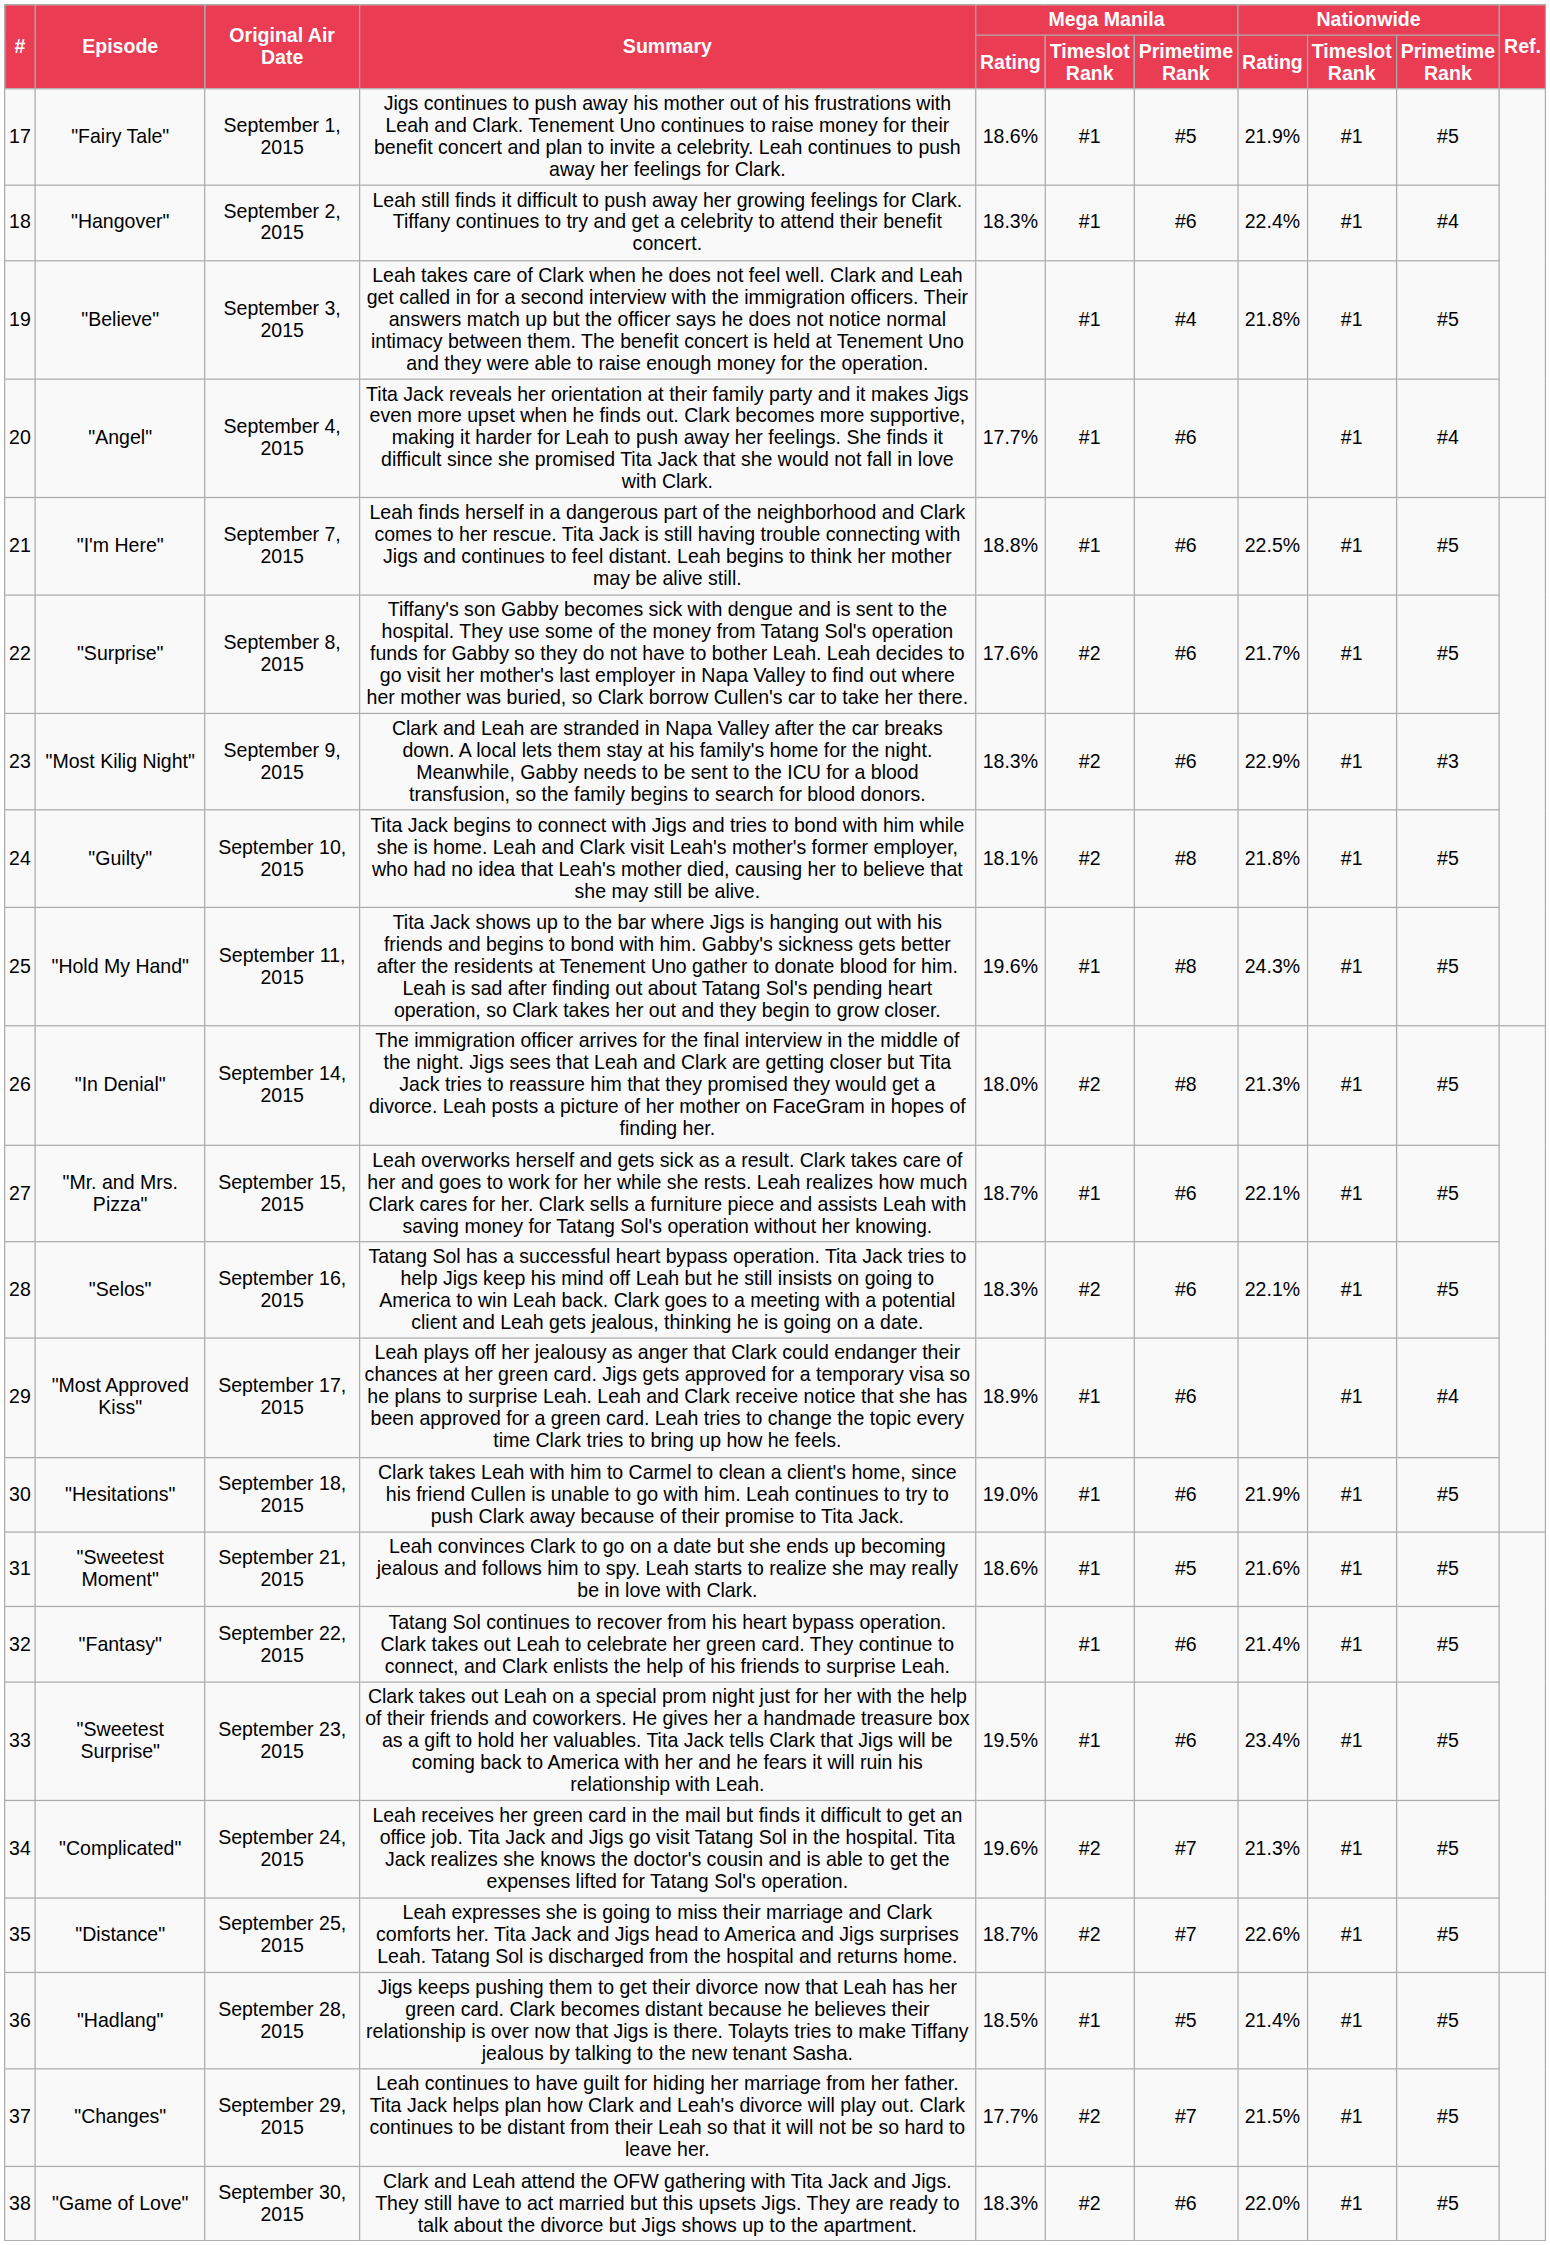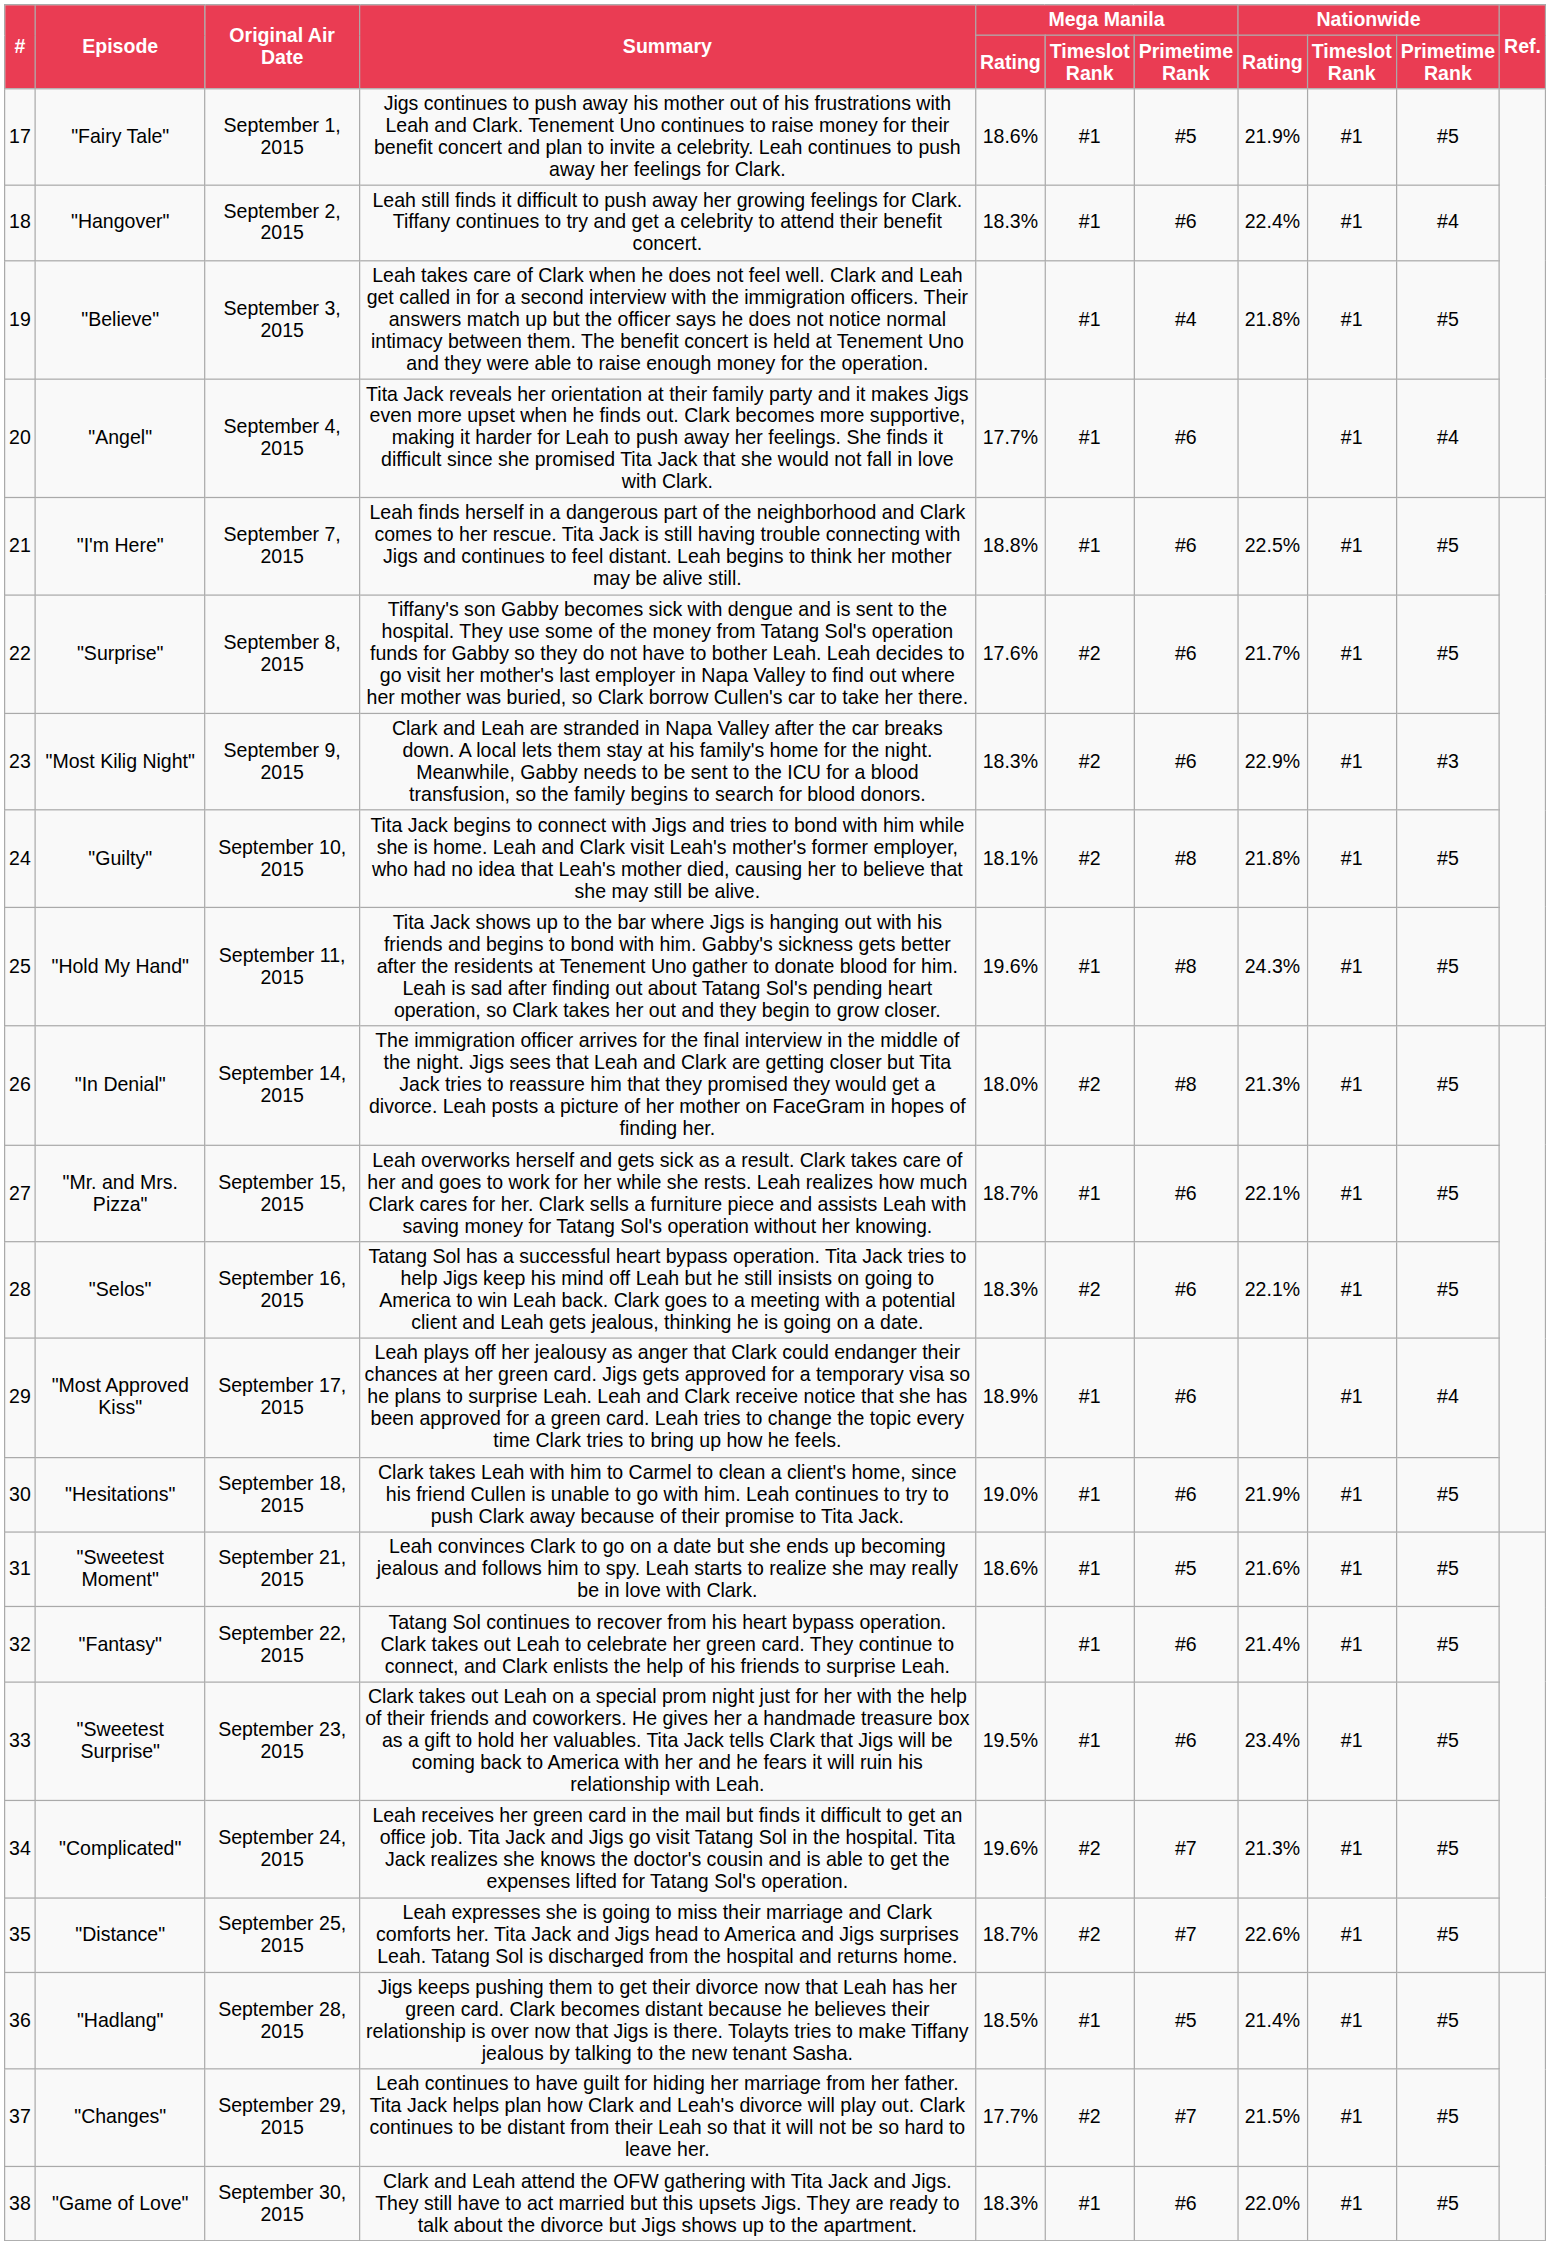(1090, 2203) #2 -> (1090, 2203) #1
